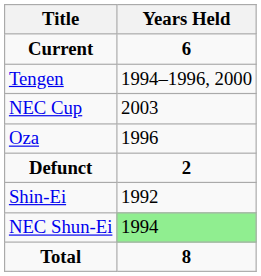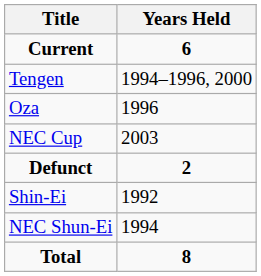rows swapped: (24, 138) <-> (46, 108)
(140, 227) lightgreen background -> (140, 227) no background
